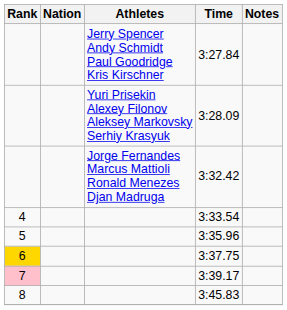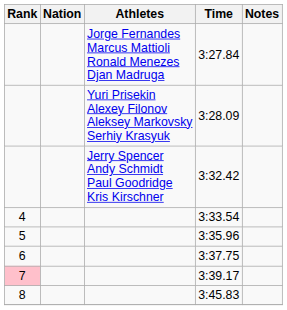(130, 54) Jerry Spencer Andy Schmidt Paul Goodridge Kris Kirschner -> (134, 54) Jorge Fernandes Marcus Mattioli Ronald Menezes Djan Madruga
(134, 176) Jorge Fernandes Marcus Mattioli Ronald Menezes Djan Madruga -> (130, 176) Jerry Spencer Andy Schmidt Paul Goodridge Kris Kirschner
(22, 256) gold background -> (22, 256) no background
